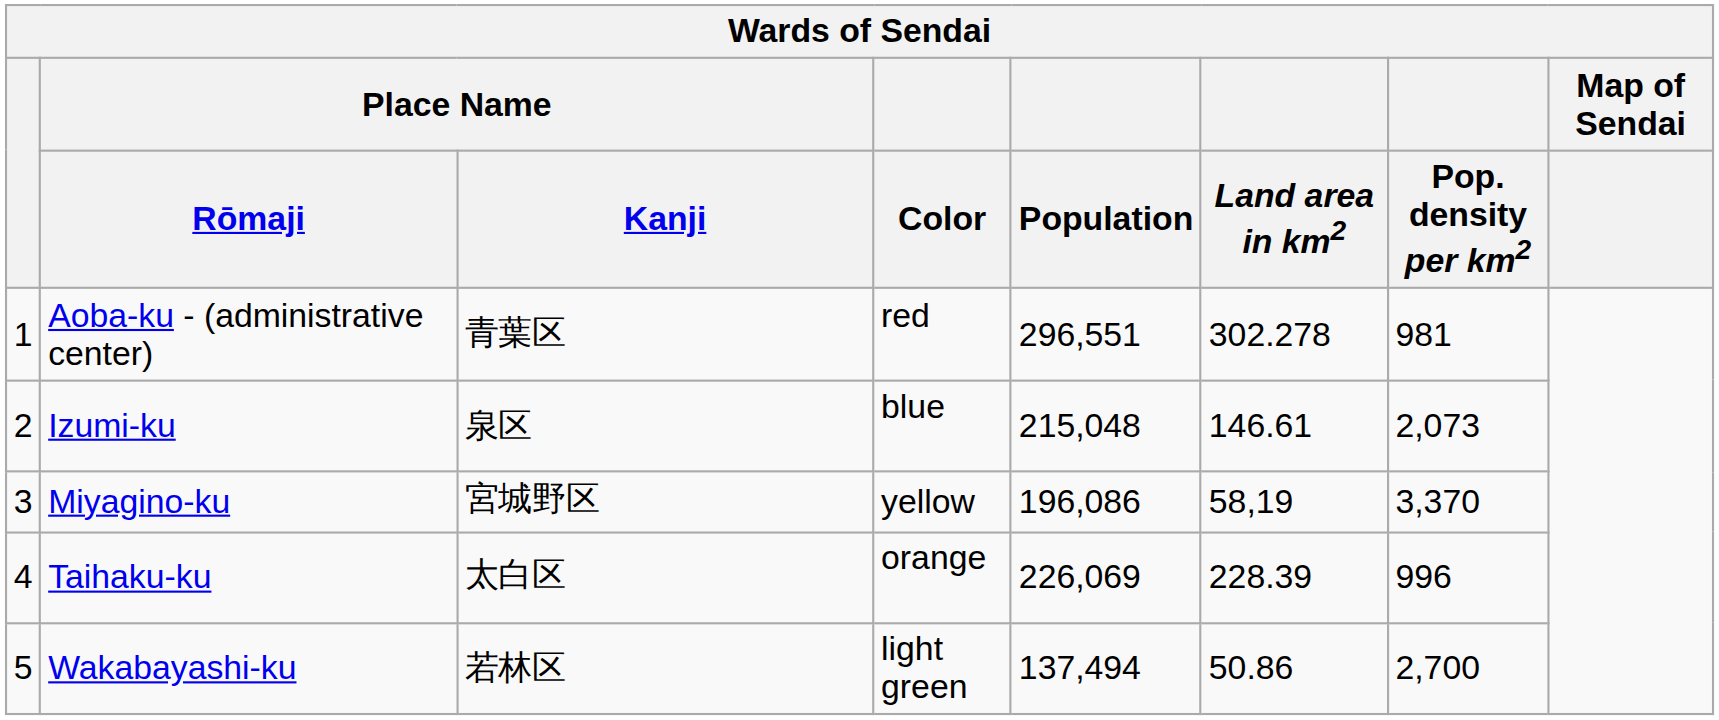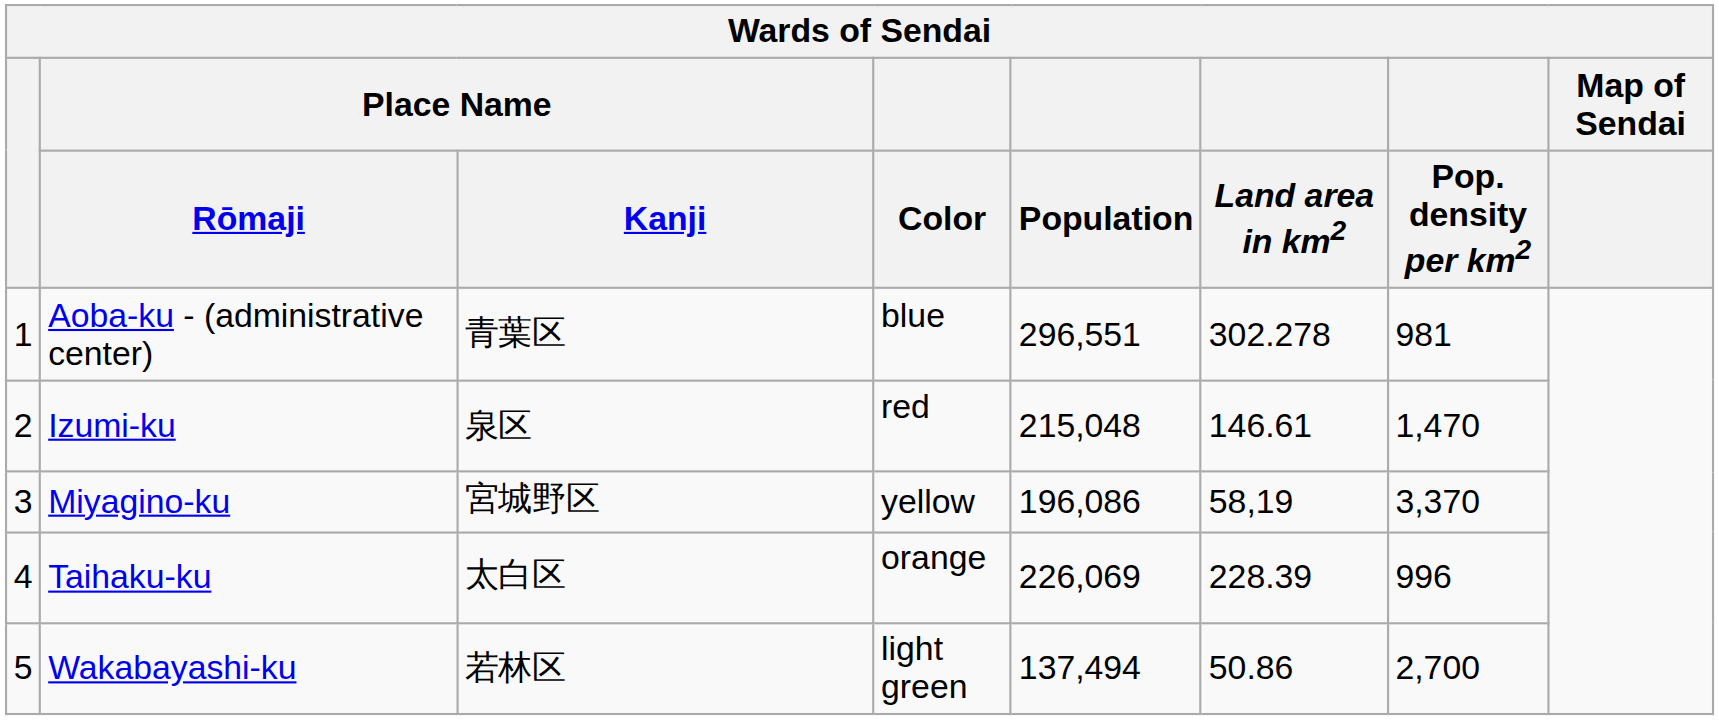(905, 314) red -> (913, 314) blue
(913, 406) blue -> (905, 406) red
(1438, 425) 2,073 -> (1438, 425) 1,470
